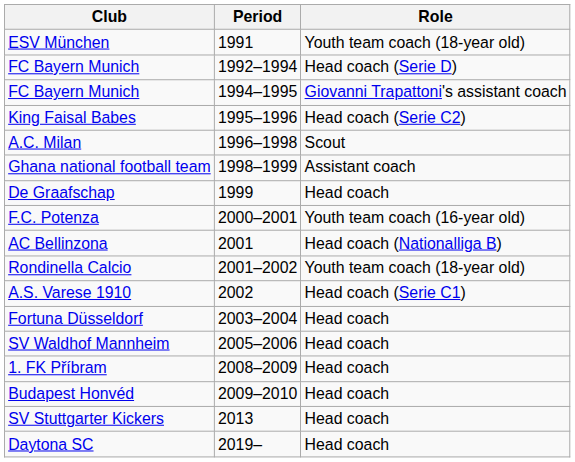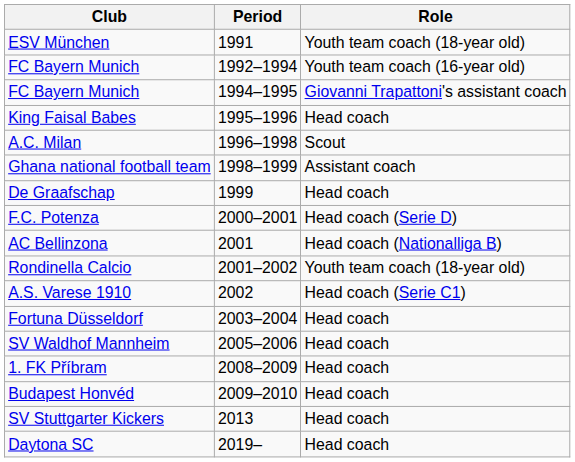(381, 67) Head coach (Serie D) -> (415, 67) Youth team coach (16-year old)
(385, 117) Head coach (Serie C2) -> (347, 117) Head coach
(415, 218) Youth team coach (16-year old) -> (381, 218) Head coach (Serie D)
